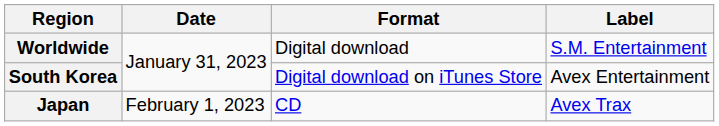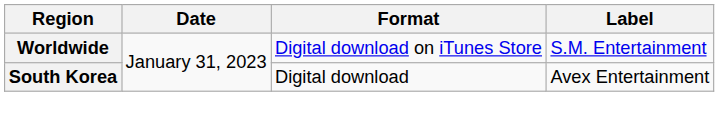(342, 47) Digital download -> (409, 47) Digital download on iTunes Store
(409, 76) Digital download on iTunes Store -> (342, 76) Digital download
- row: (63, 105)
